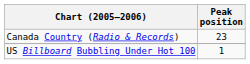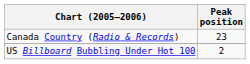(221, 51) 1 -> (221, 51) 2
